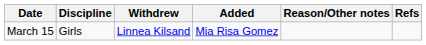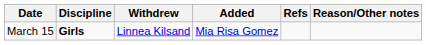columns swapped: (337, 13) <-> (407, 13)
(70, 31) normal -> (72, 31) bold
